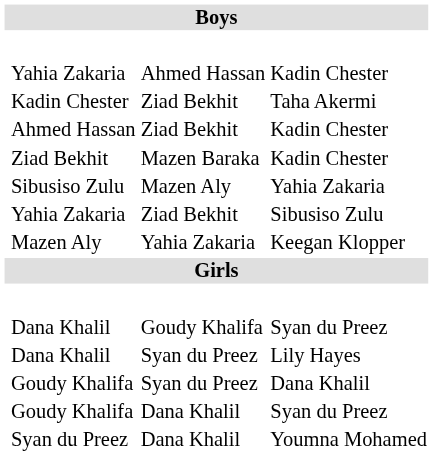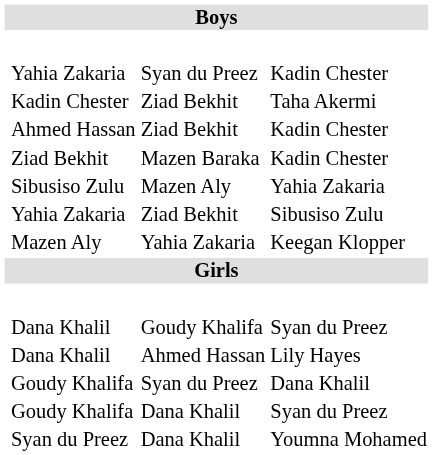(203, 73) Ahmed Hassan -> (199, 73) Syan du Preez
(199, 355) Syan du Preez -> (203, 355) Ahmed Hassan
